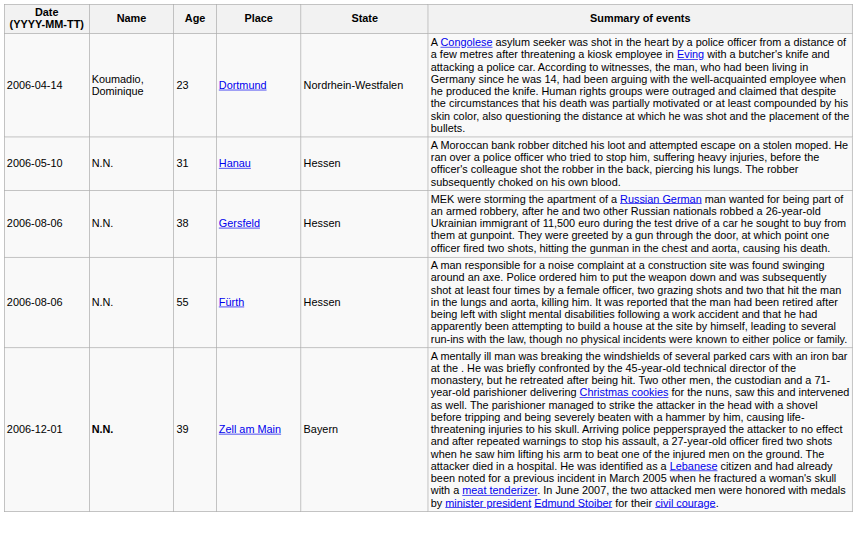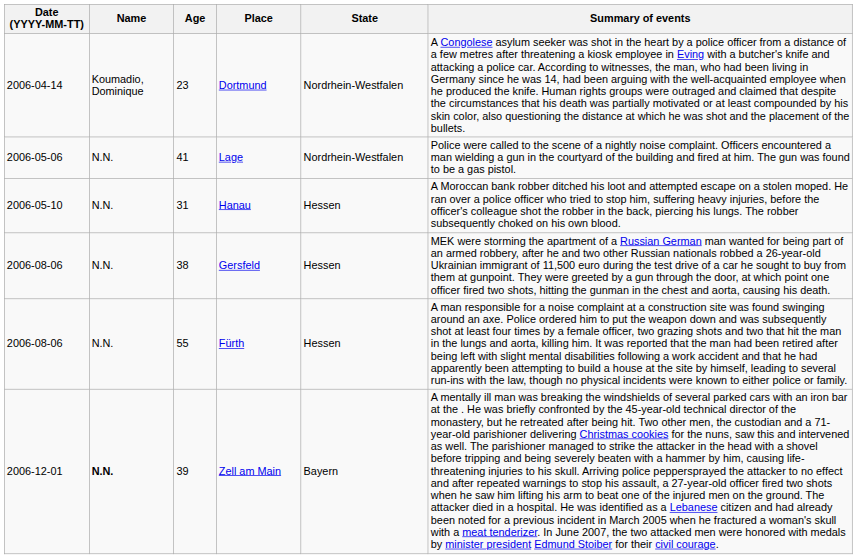+ row: (231, 157)
